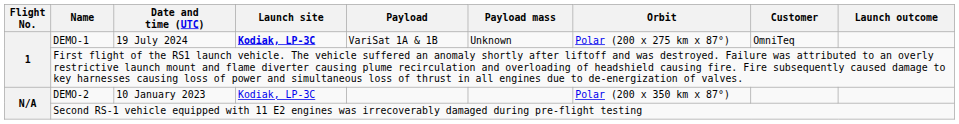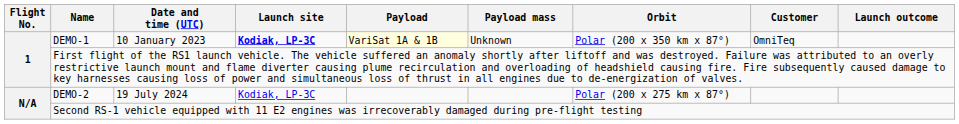(152, 40) 19 July 2024 -> (161, 40) 10 January 2023
(393, 40) no background -> (393, 40) lightyellow background
(653, 40) Polar (200 x 275 km x 87°) -> (653, 40) Polar (200 x 350 km x 87°)
(161, 95) 10 January 2023 -> (152, 95) 19 July 2024
(653, 95) Polar (200 x 350 km x 87°) -> (653, 95) Polar (200 x 275 km x 87°)
